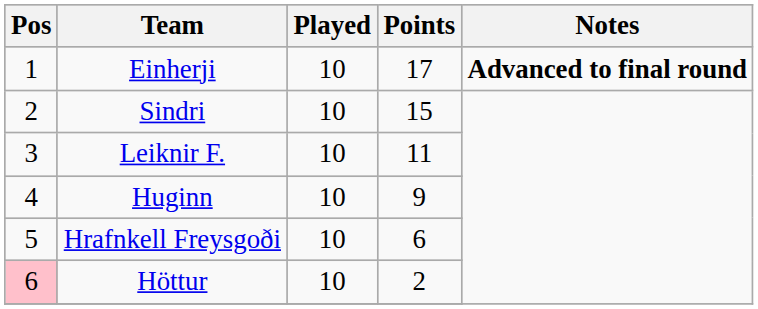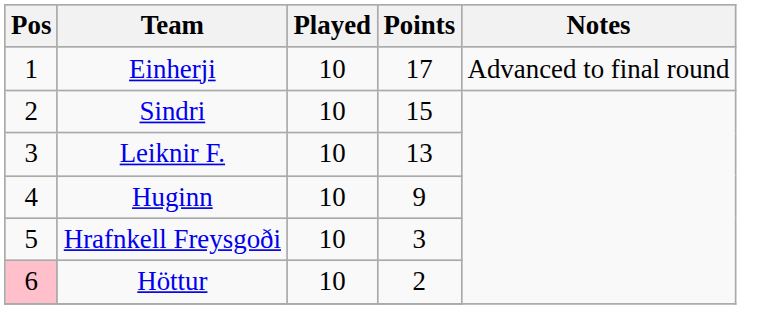(607, 68) bold -> (598, 68) normal
(419, 153) 11 -> (419, 153) 13
(419, 238) 6 -> (419, 238) 3
